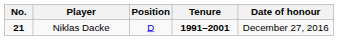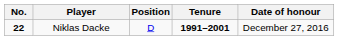(19, 27) 21 -> (19, 27) 22
